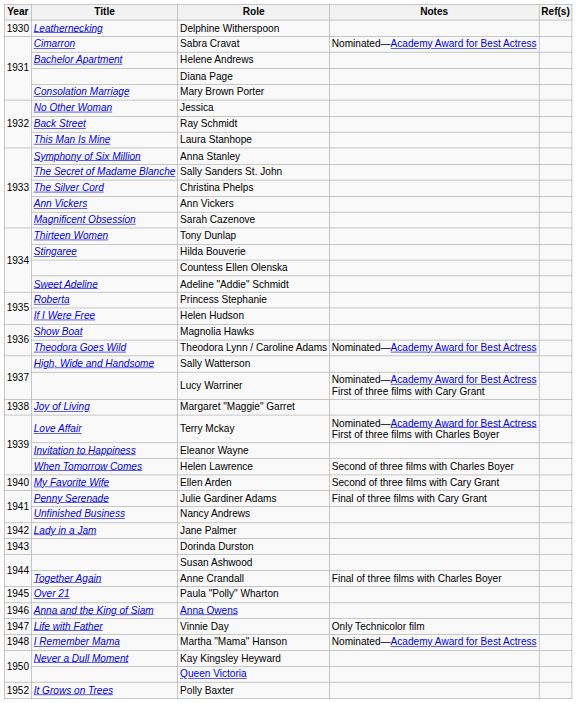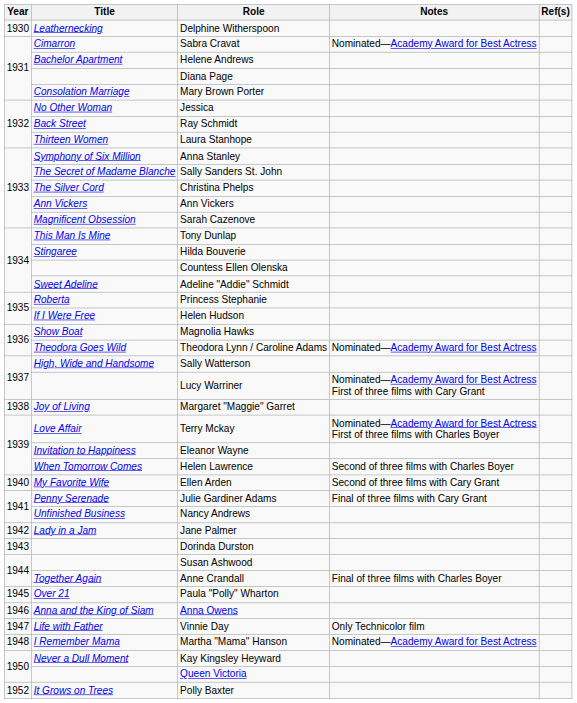(72, 140) This Man Is Mine -> (71, 140) Thirteen Women
(71, 236) Thirteen Women -> (72, 236) This Man Is Mine
